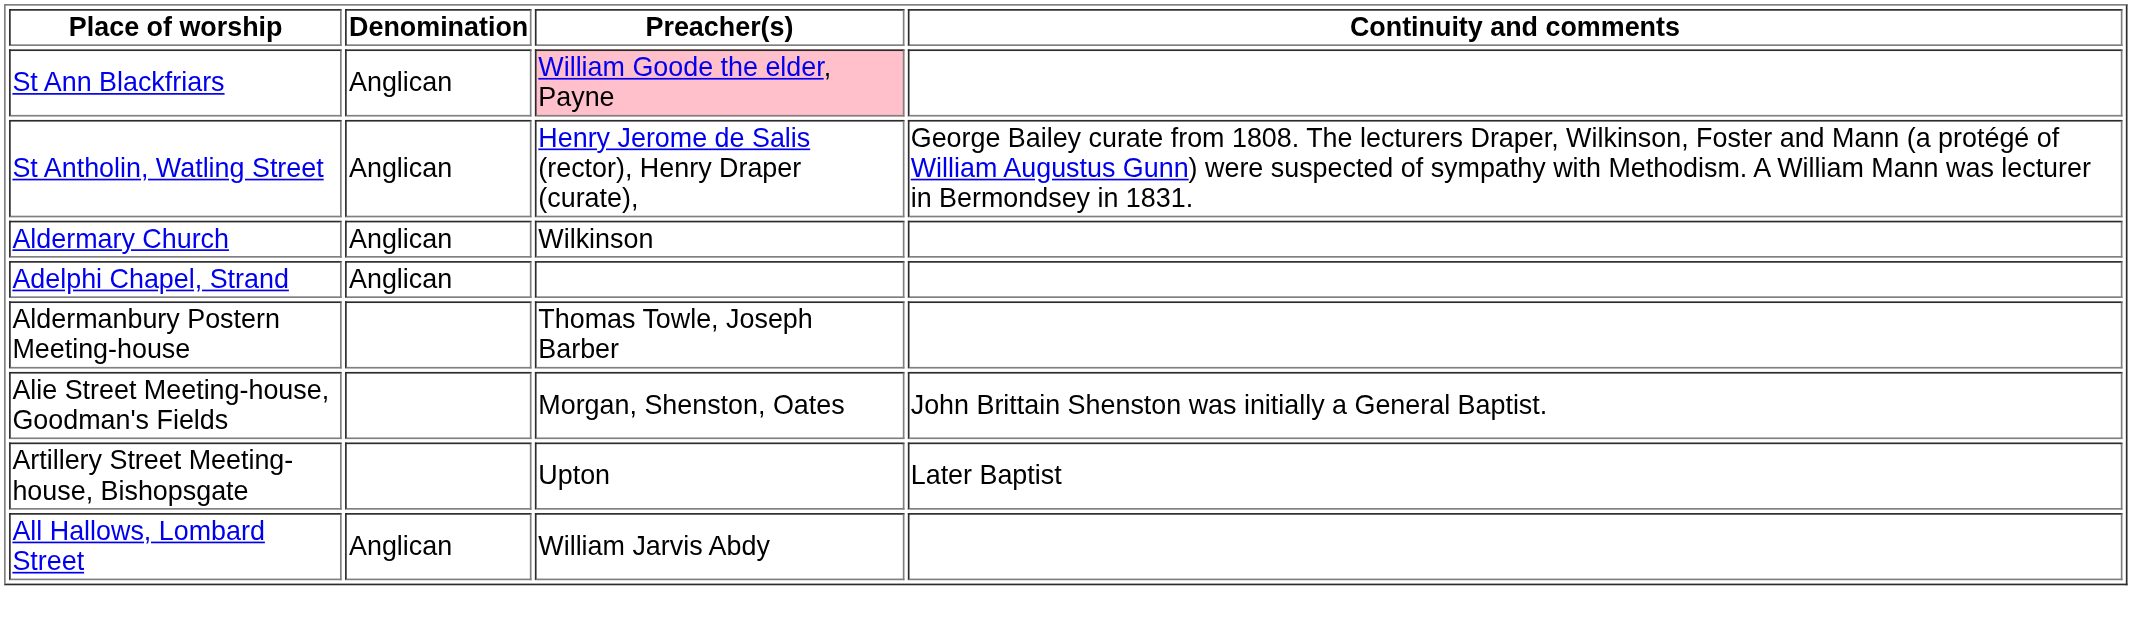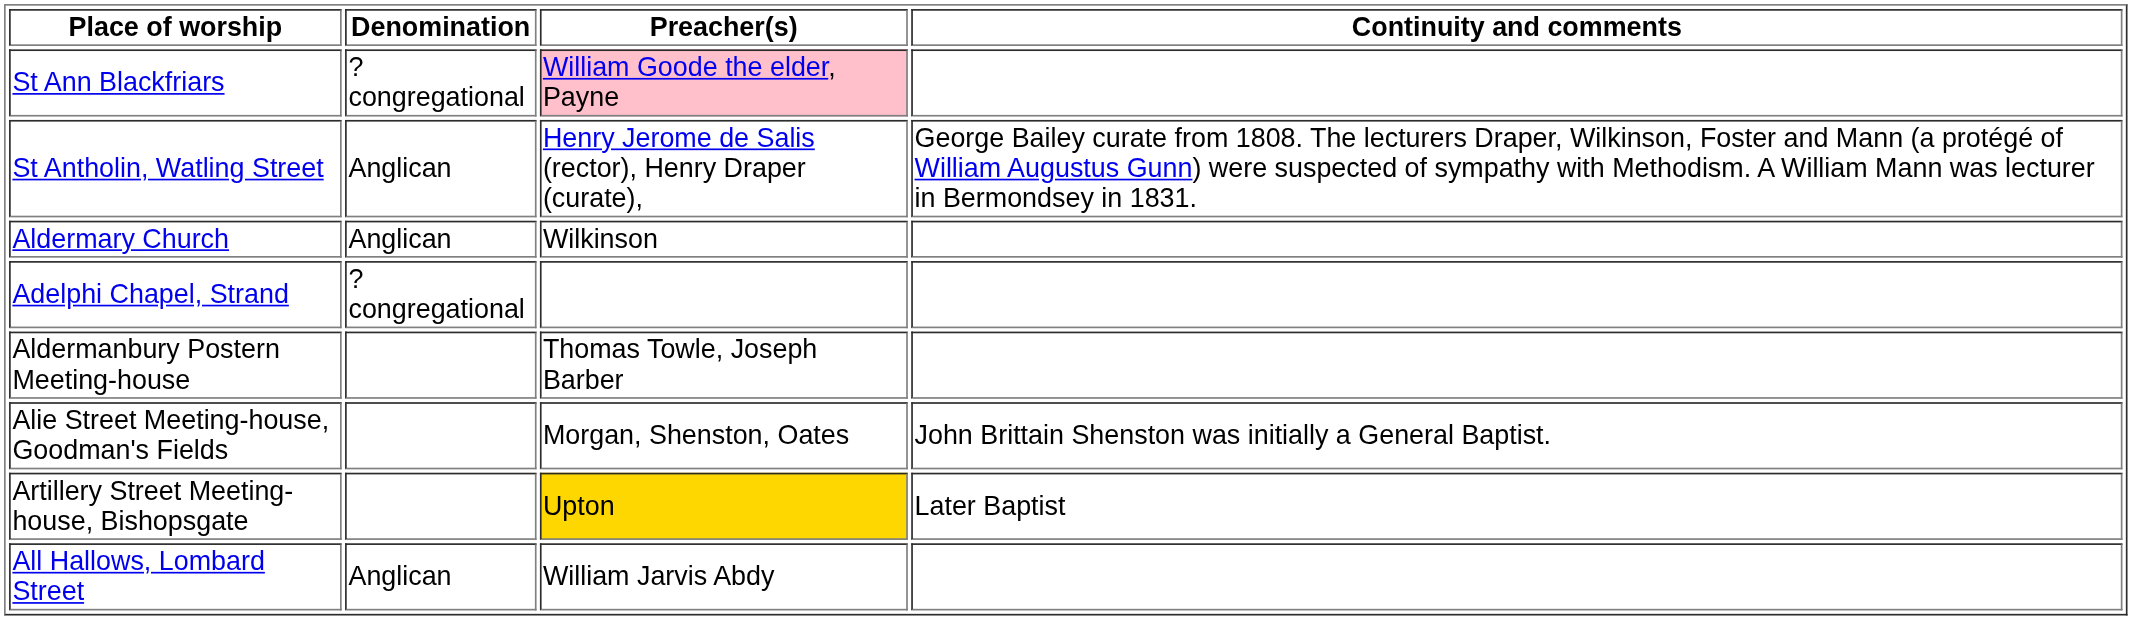(401, 82) Anglican -> (437, 82) ?congregational
(401, 279) Anglican -> (437, 294) ?congregational
(574, 475) no background -> (579, 505) gold background
